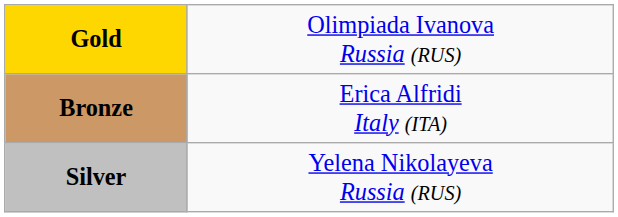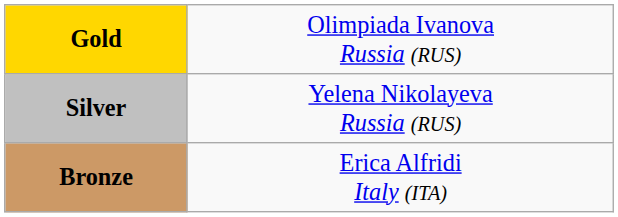rows swapped: (96, 176) <-> (96, 107)
